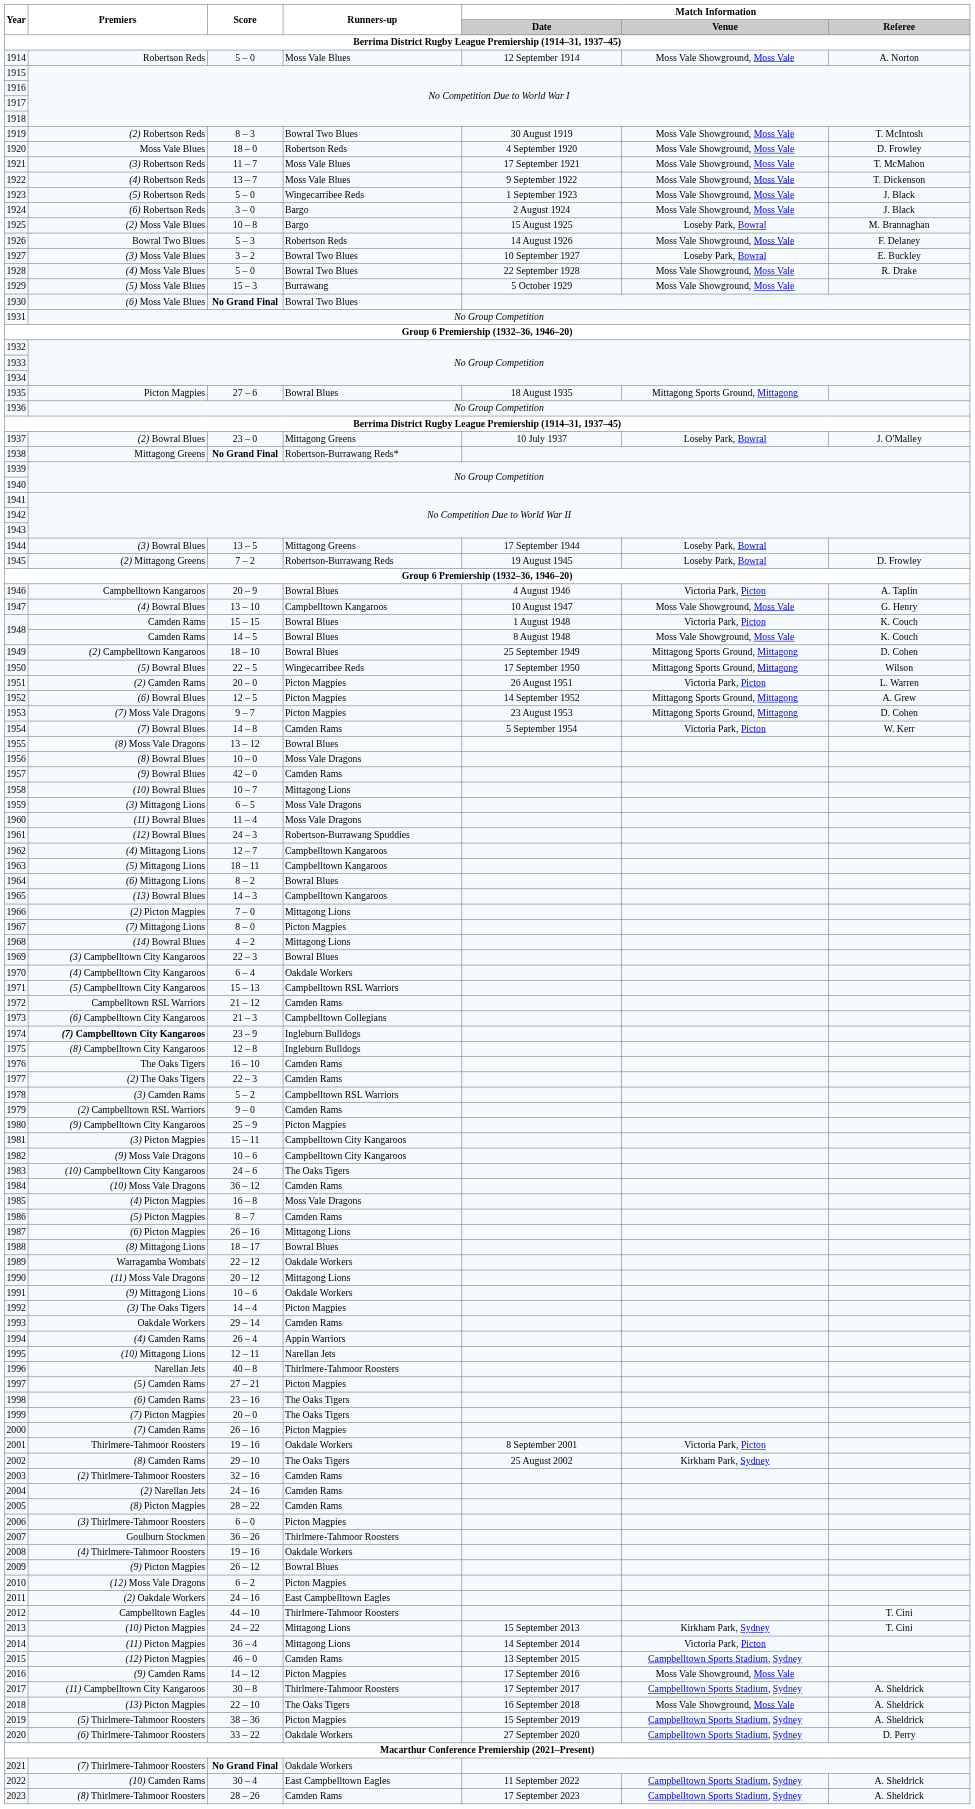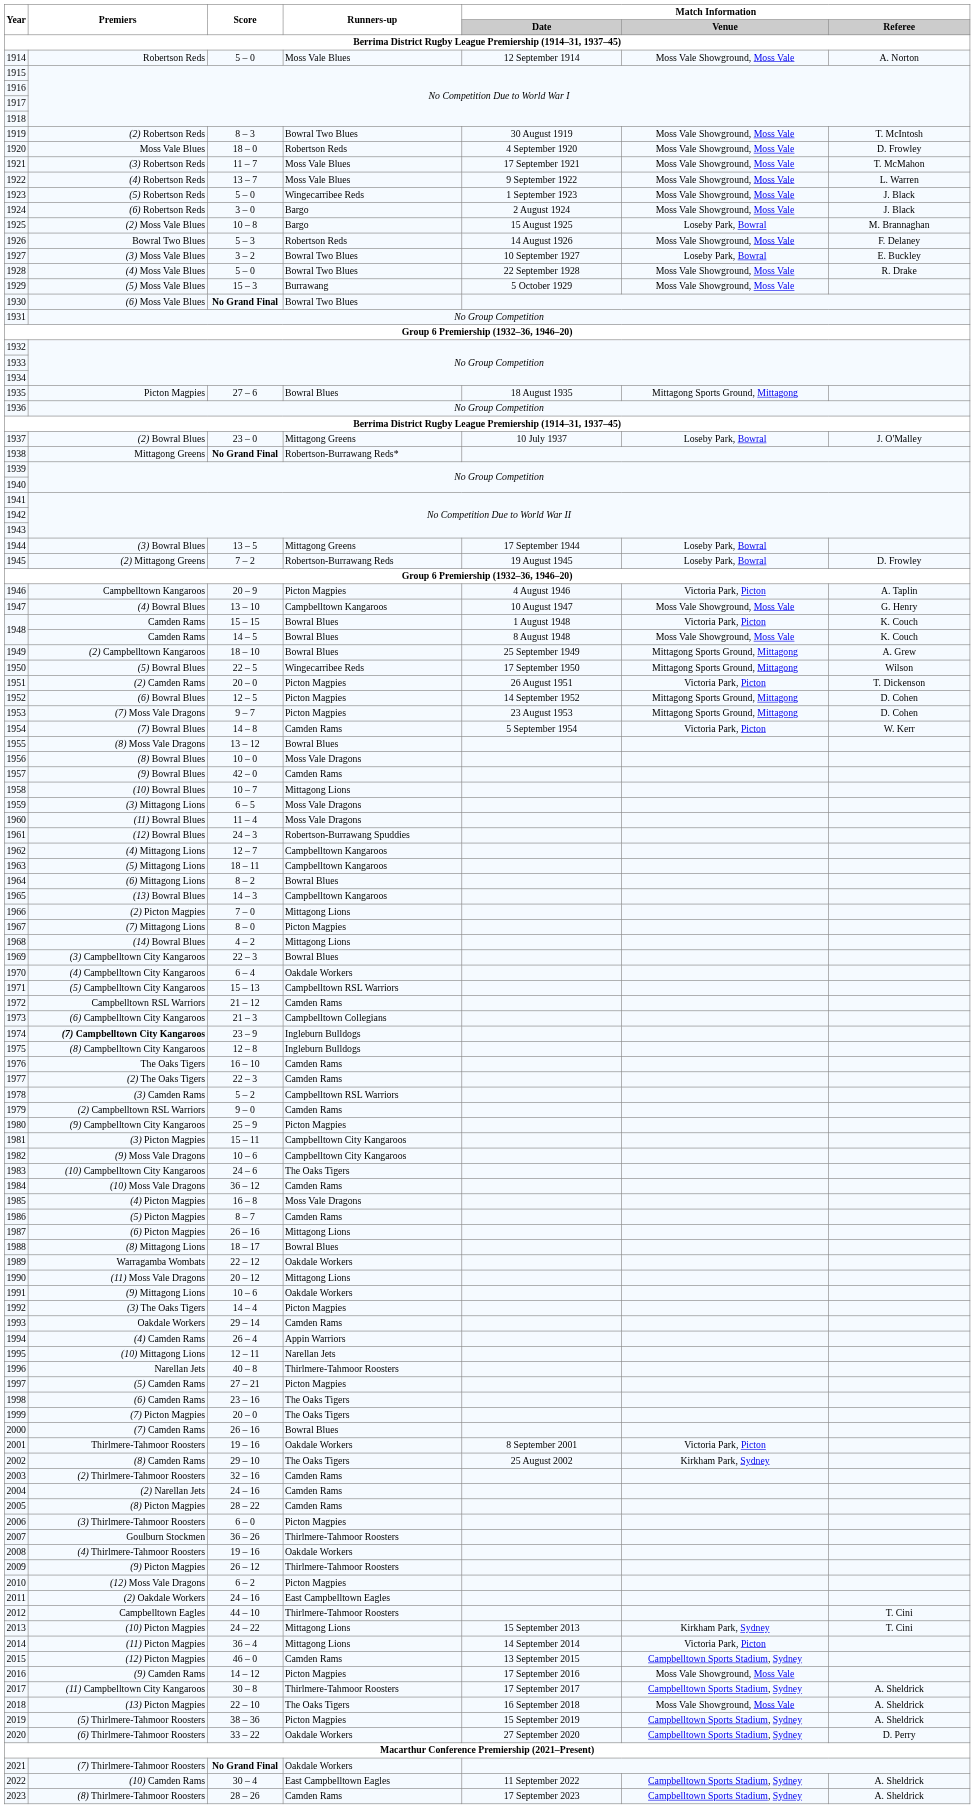(899, 179) T. Dickenson -> (899, 179) L. Warren
(312, 591) Bowral Blues -> (315, 591) Picton Magpies
(899, 652) D. Cohen -> (899, 652) A. Grew
(899, 683) L. Warren -> (899, 683) T. Dickenson
(899, 698) A. Grew -> (899, 698) D. Cohen
(315, 1430) Picton Magpies -> (312, 1430) Bowral Blues
(312, 1567) Bowral Blues -> (342, 1567) Thirlmere-Tahmoor Roosters
